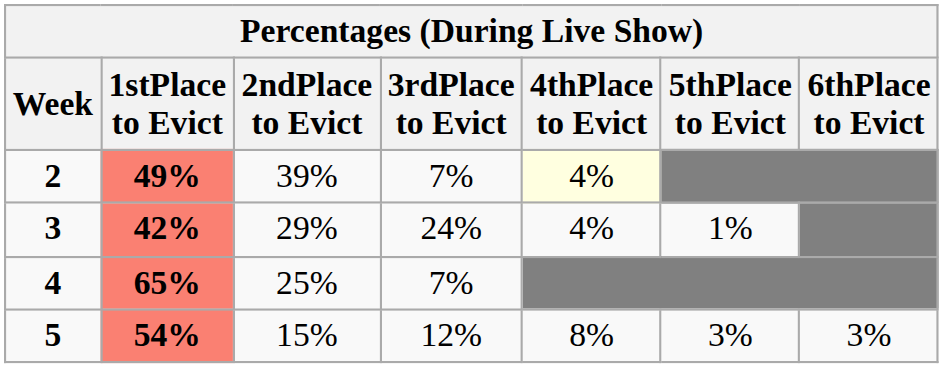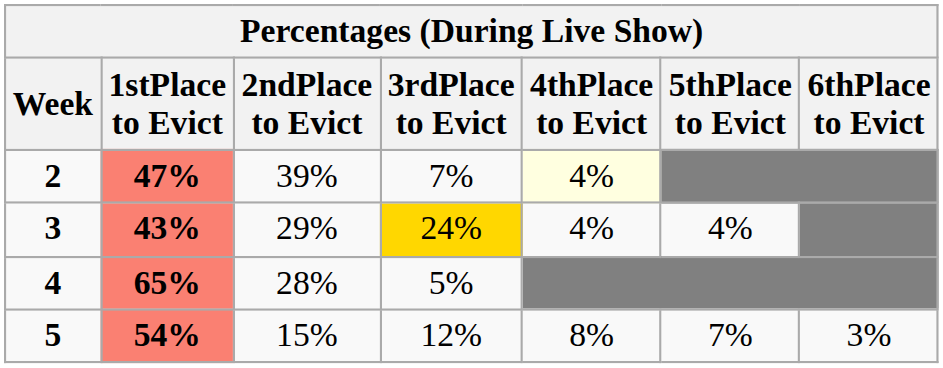(167, 175) 49% -> (167, 175) 47%
(167, 228) 42% -> (167, 228) 43%
(451, 228) no background -> (451, 228) gold background
(730, 228) 1% -> (730, 228) 4%
(307, 282) 25% -> (307, 282) 28%
(451, 282) 7% -> (451, 282) 5%
(730, 335) 3% -> (730, 335) 7%
